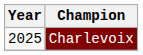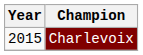(25, 39) 2025 -> (25, 39) 2015
